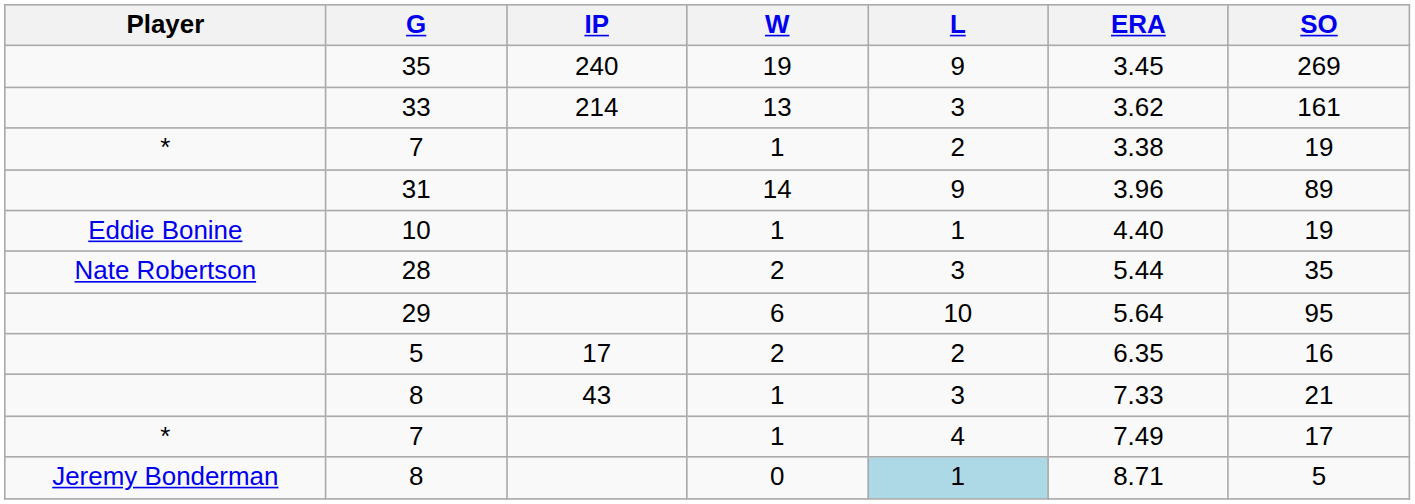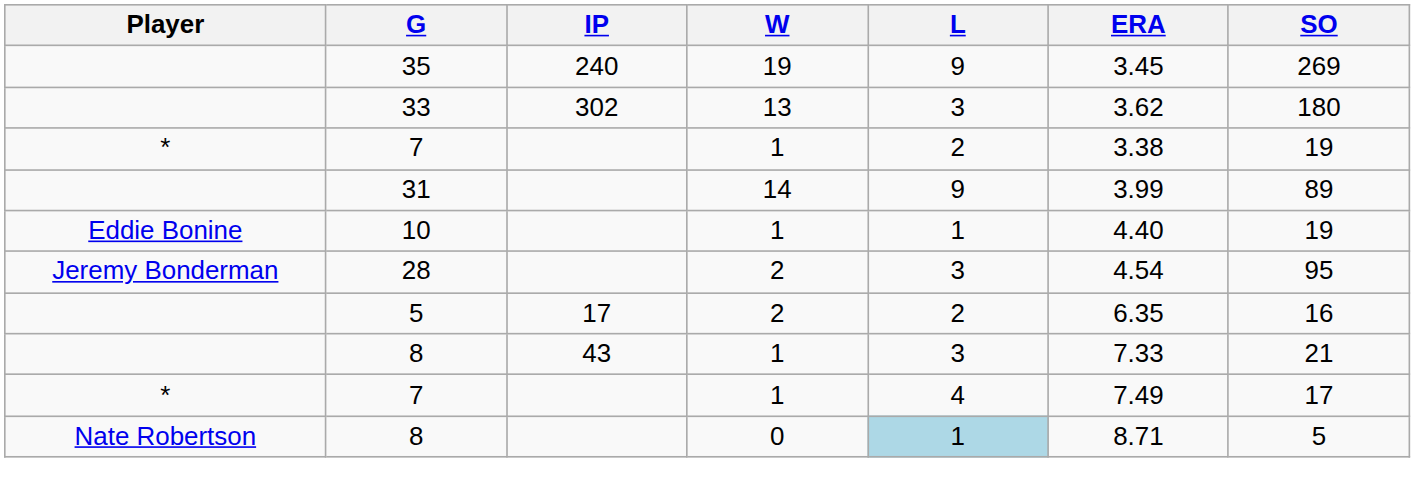(597, 107) 214 -> (597, 107) 302
(1319, 107) 161 -> (1319, 107) 180
(1138, 189) 3.96 -> (1138, 189) 3.99
(165, 271) Nate Robertson -> (165, 271) Jeremy Bonderman
(1138, 271) 5.44 -> (1138, 271) 4.54
(1319, 271) 35 -> (1319, 271) 95
- row: (416, 312)
(165, 477) Jeremy Bonderman -> (165, 436) Nate Robertson
